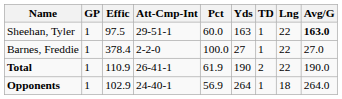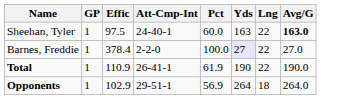- column: (266, 13)
(154, 31) 29-51-1 -> (154, 31) 24-40-1
(240, 49) no background -> (240, 49) lavender background
(154, 85) 24-40-1 -> (154, 85) 29-51-1
